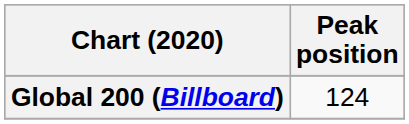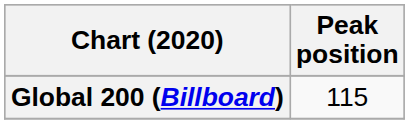(347, 97) 124 -> (347, 97) 115
